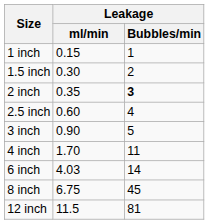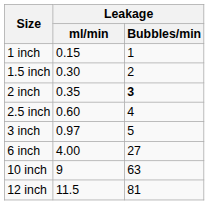(68, 131) 0.90 -> (68, 131) 0.97
- row: (24, 151)
(68, 170) 4.03 -> (68, 151) 4.00
(134, 170) 14 -> (134, 151) 27
- row: (24, 190)
+ row: (27, 170)
